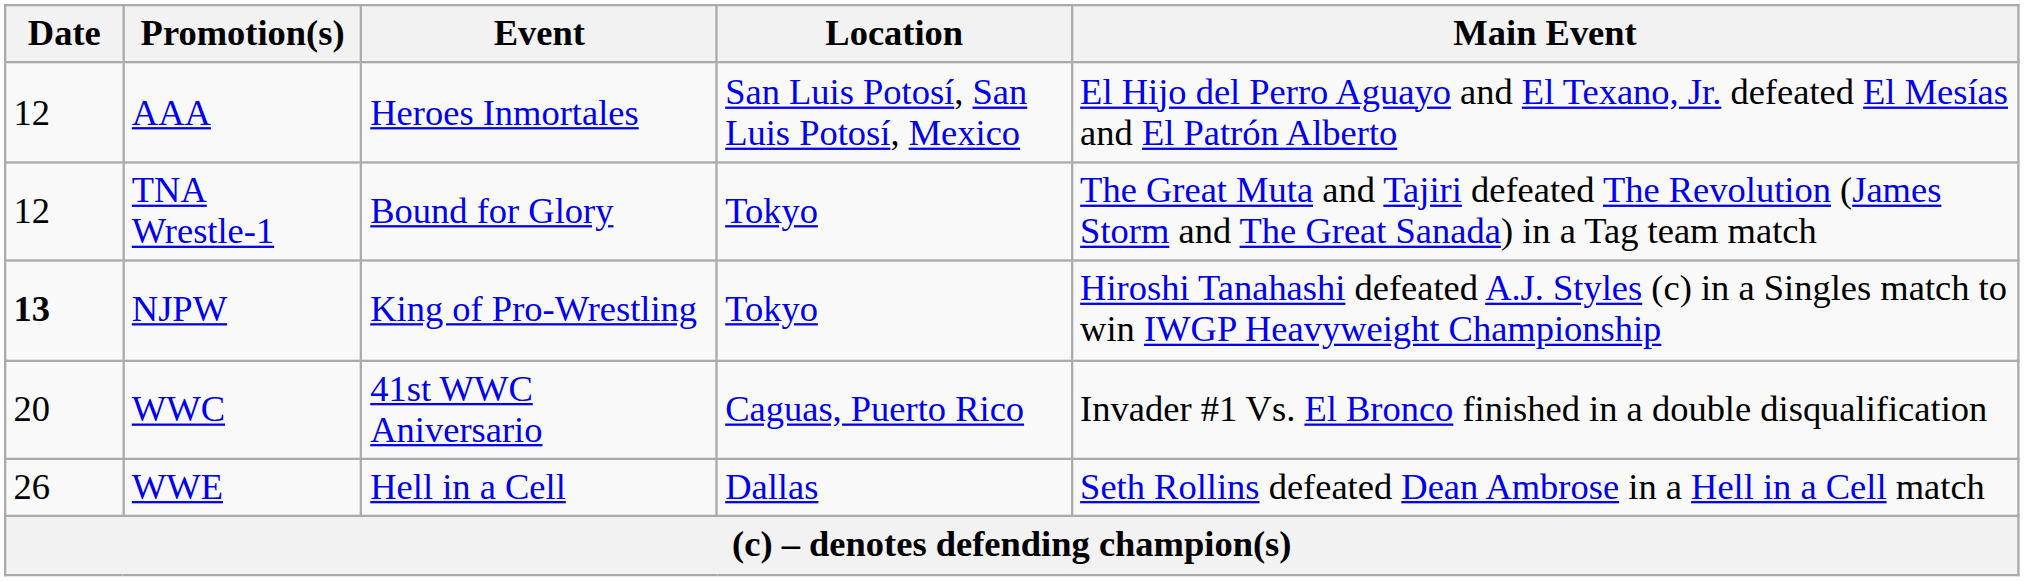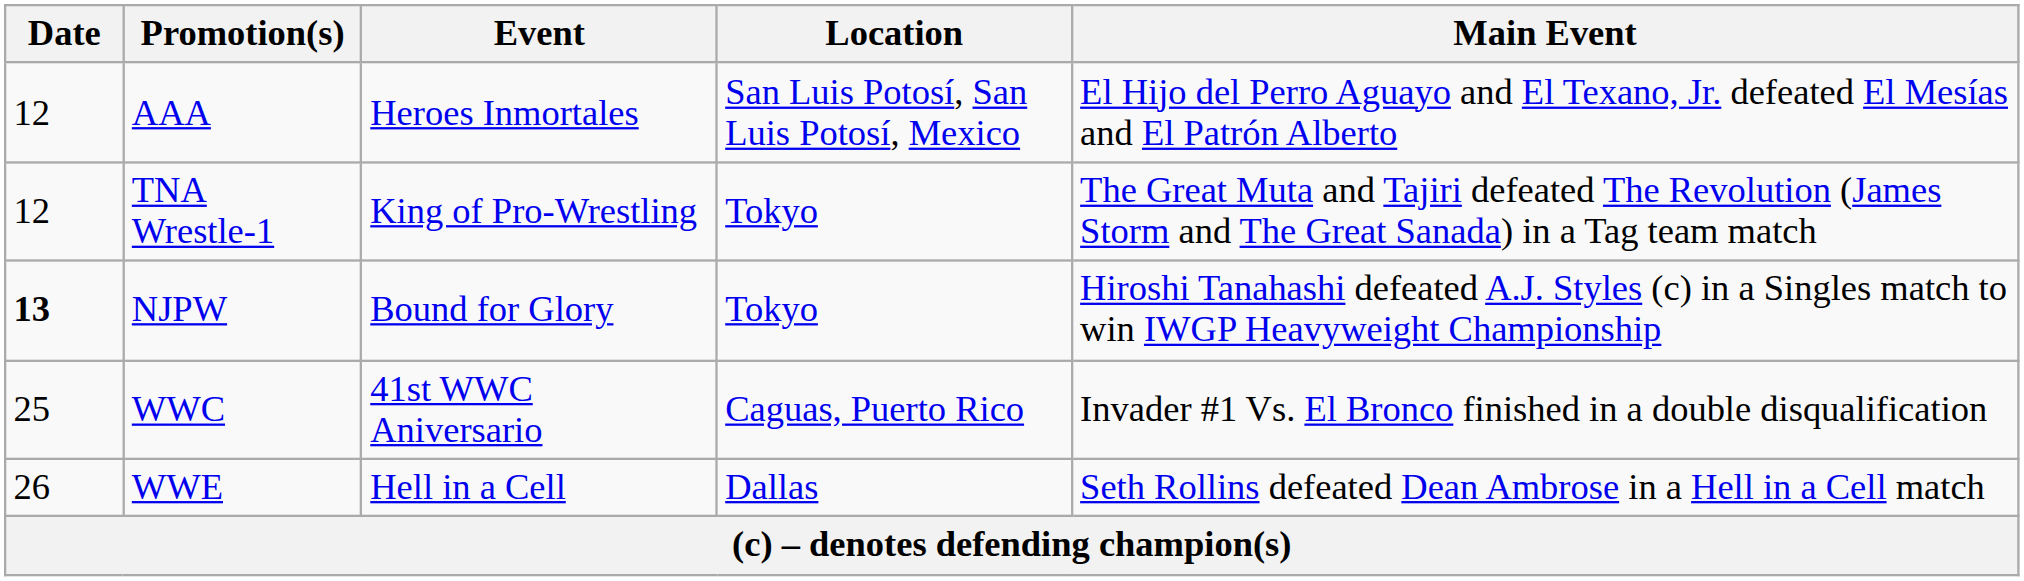(492, 210) Bound for Glory -> (534, 210) King of Pro-Wrestling
(534, 309) King of Pro-Wrestling -> (492, 309) Bound for Glory
(32, 408) 20 -> (32, 408) 25
